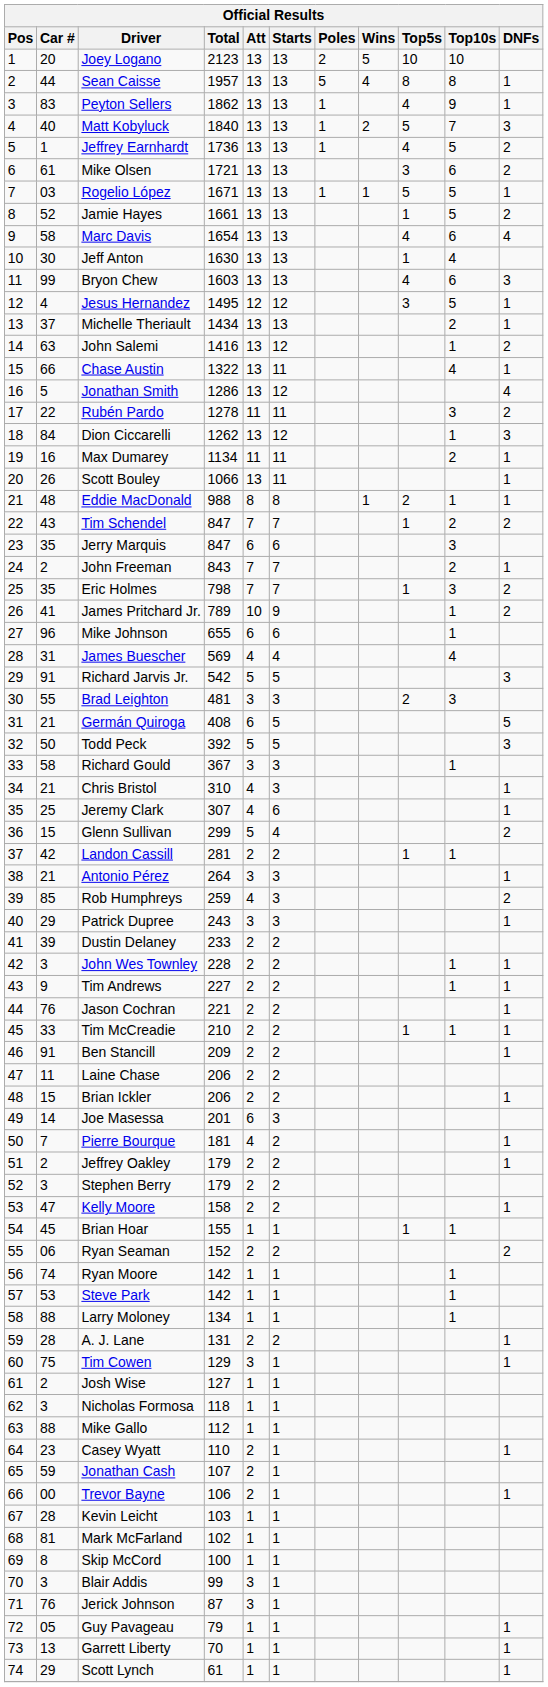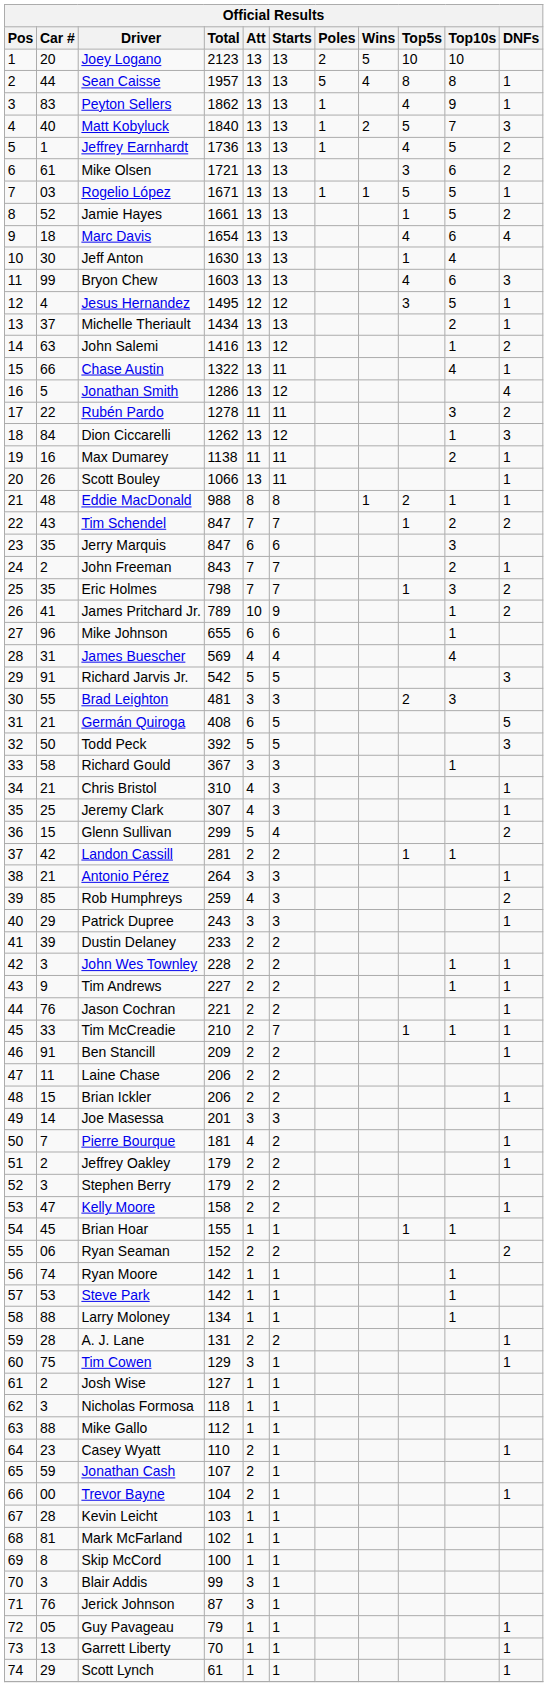(48, 237) 58 -> (48, 237) 18
(222, 457) 1134 -> (222, 457) 1138
(276, 810) 6 -> (276, 810) 3
(276, 1031) 2 -> (276, 1031) 7
(250, 1119) 6 -> (250, 1119) 3
(219, 1494) 106 -> (219, 1494) 104
